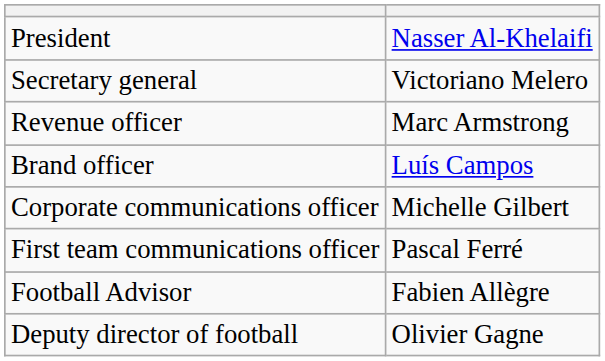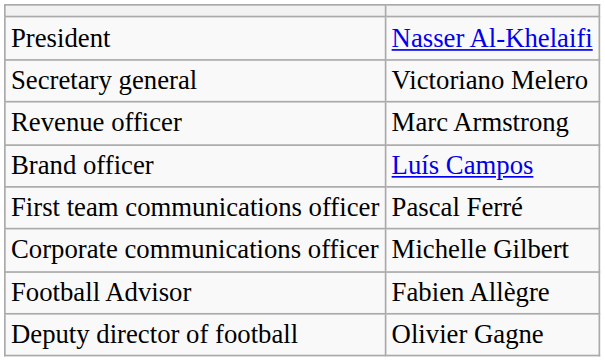rows swapped: (195, 207) <-> (195, 249)
